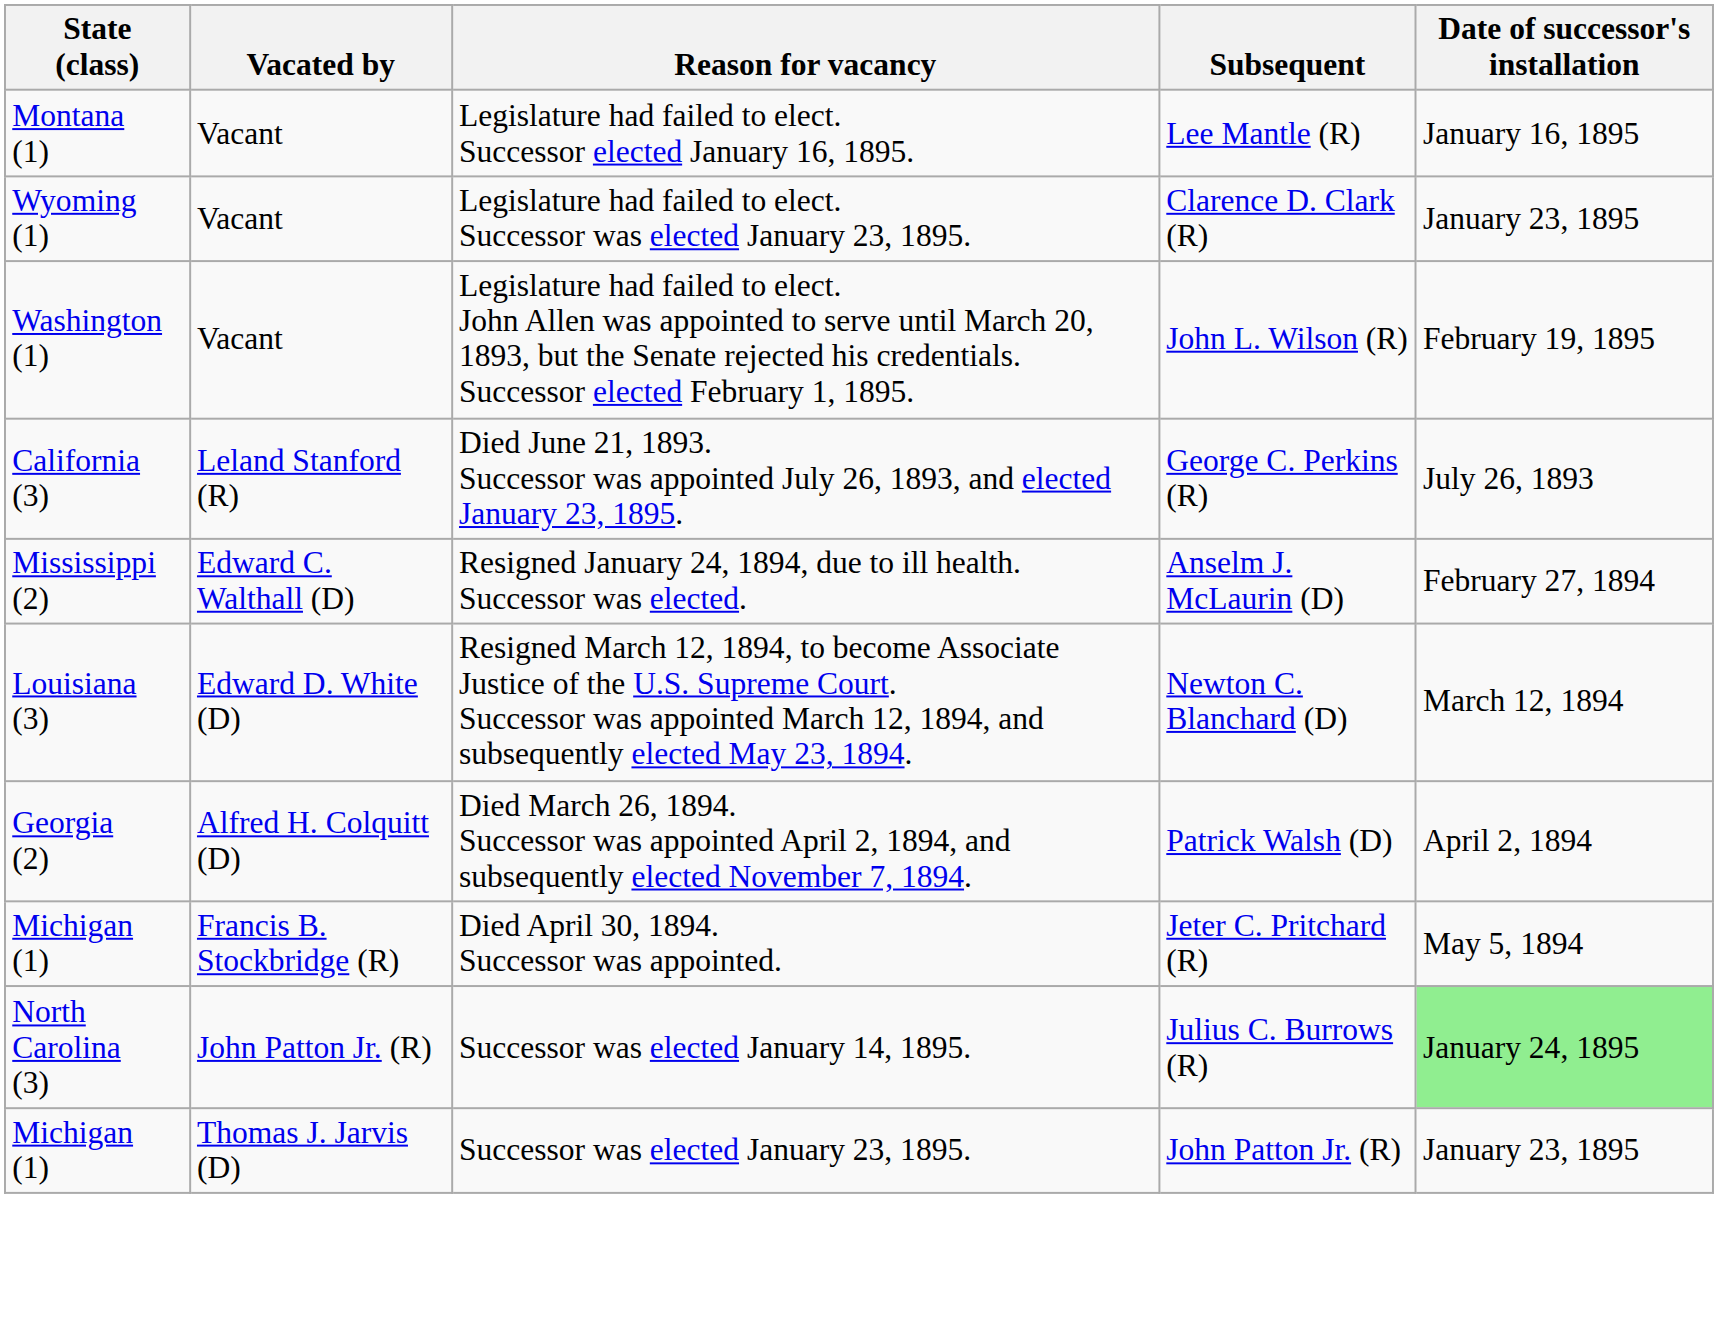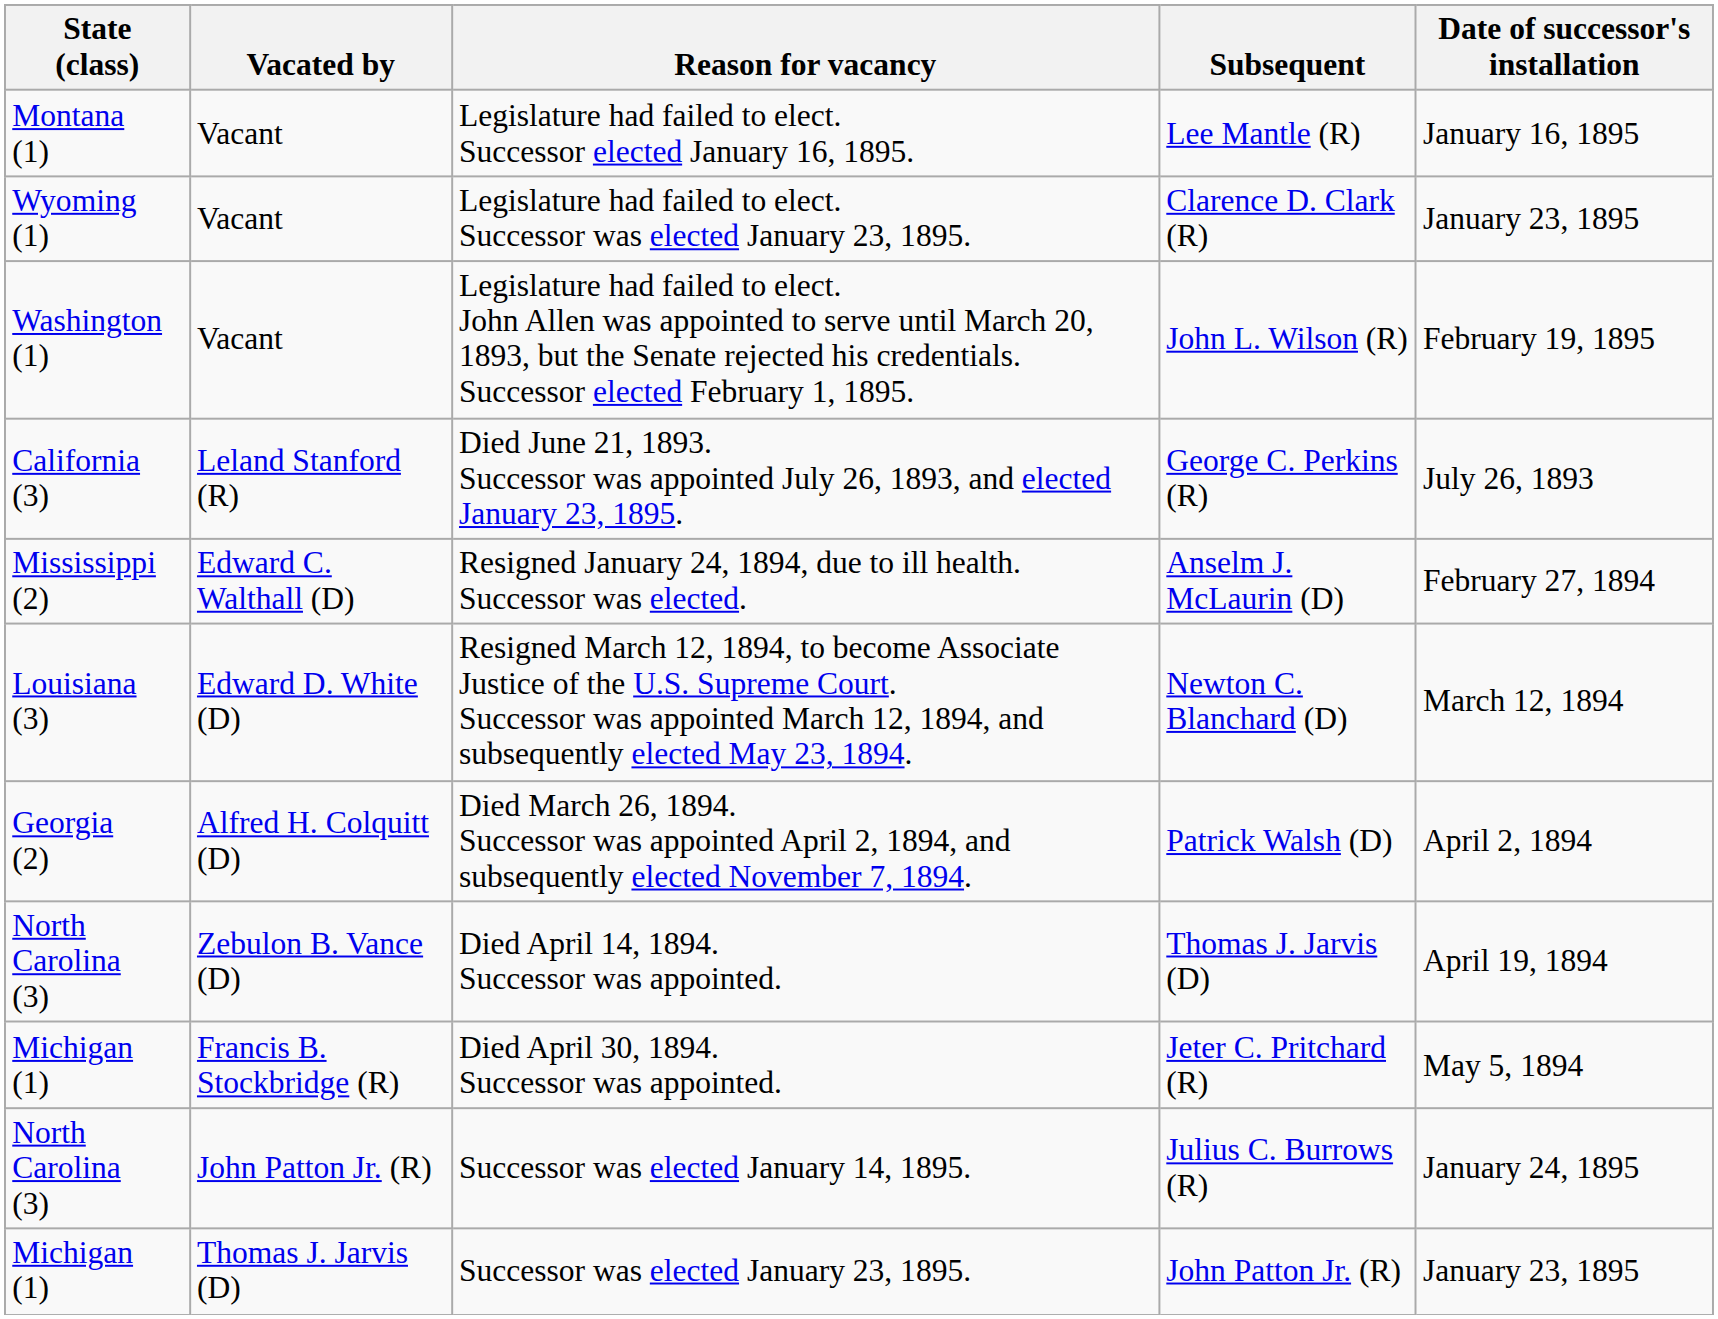+ row: (620, 961)
(1531, 1046) lightgreen background -> (1531, 1167) no background
